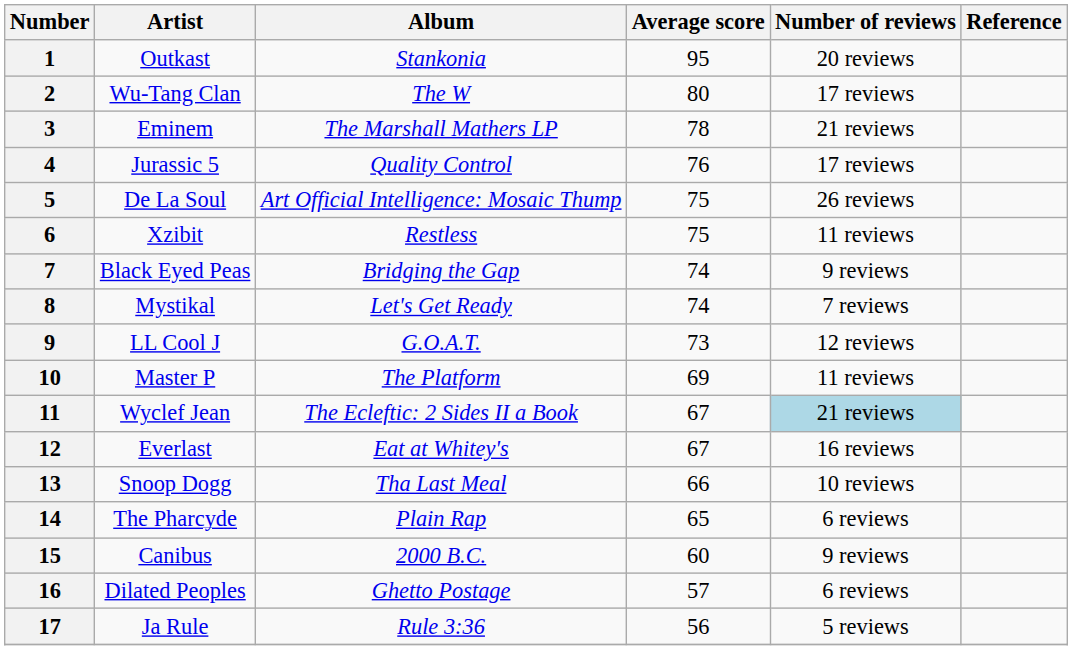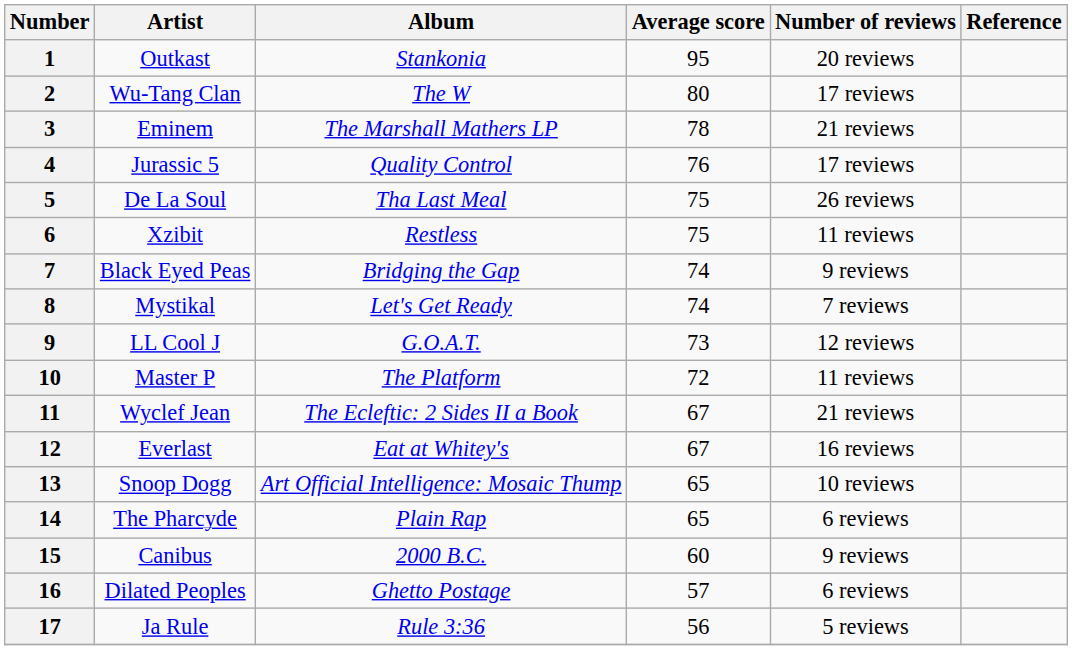(441, 199) Art Official Intelligence: Mosaic Thump -> (441, 199) Tha Last Meal
(698, 377) 69 -> (698, 377) 72
(865, 413) lightblue background -> (865, 413) no background
(441, 484) Tha Last Meal -> (441, 484) Art Official Intelligence: Mosaic Thump
(698, 484) 66 -> (698, 484) 65
